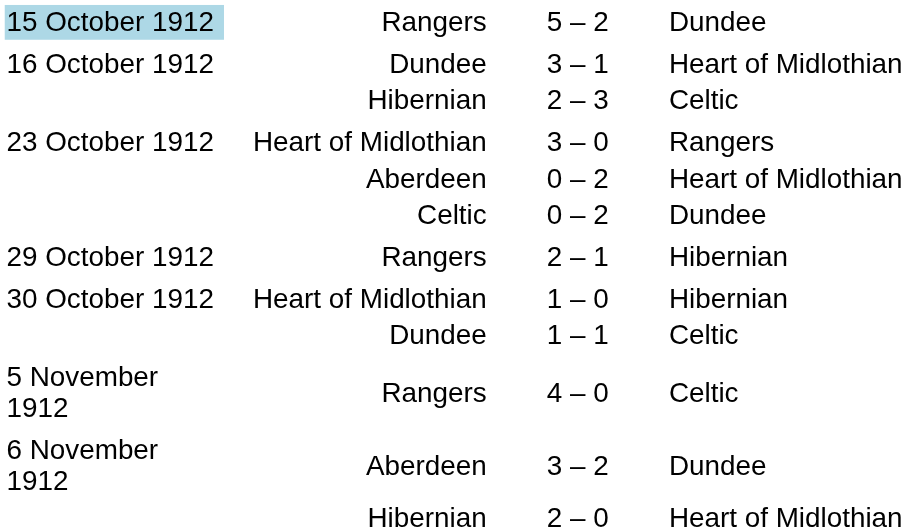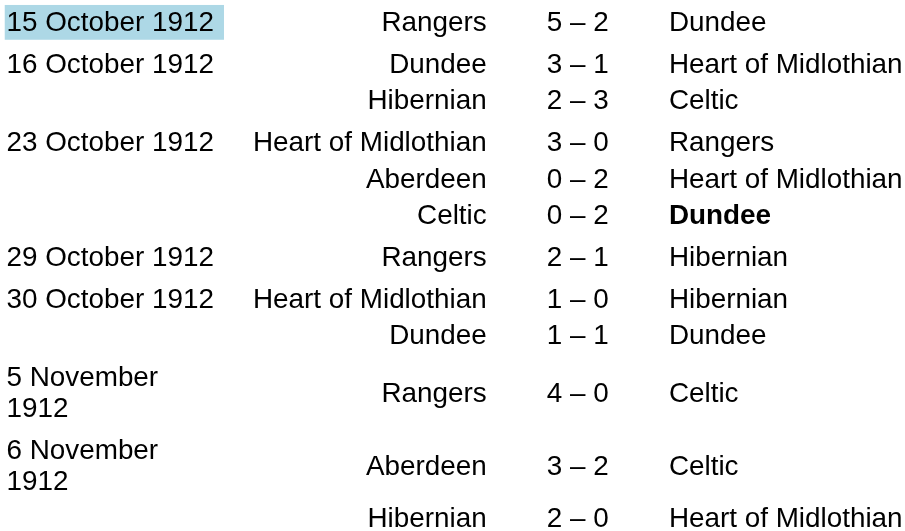(718, 215) normal -> (720, 215) bold
(704, 335) Celtic -> (718, 335) Dundee
(718, 465) Dundee -> (704, 465) Celtic
